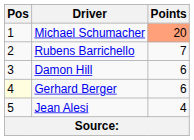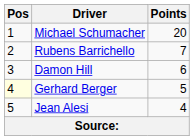(180, 33) lightsalmon background -> (180, 33) no background
(183, 89) 6 -> (183, 89) 5
